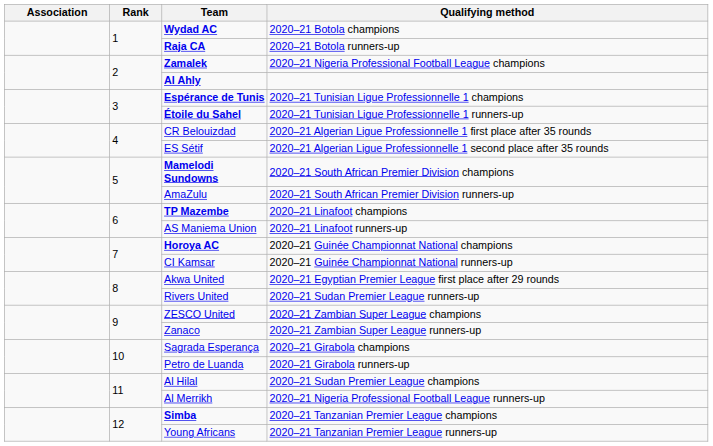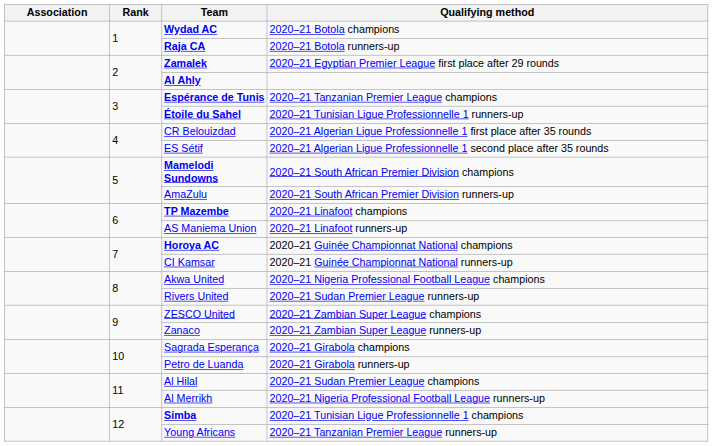(407, 64) 2020–21 Nigeria Professional Football League champions -> (414, 64) 2020–21 Egyptian Premier League first place after 29 rounds
(396, 98) 2020–21 Tunisian Ligue Professionnelle 1 champions -> (383, 98) 2020–21 Tanzanian Premier League champions
(414, 280) 2020–21 Egyptian Premier League first place after 29 rounds -> (407, 280) 2020–21 Nigeria Professional Football League champions
(383, 416) 2020–21 Tanzanian Premier League champions -> (396, 416) 2020–21 Tunisian Ligue Professionnelle 1 champions
